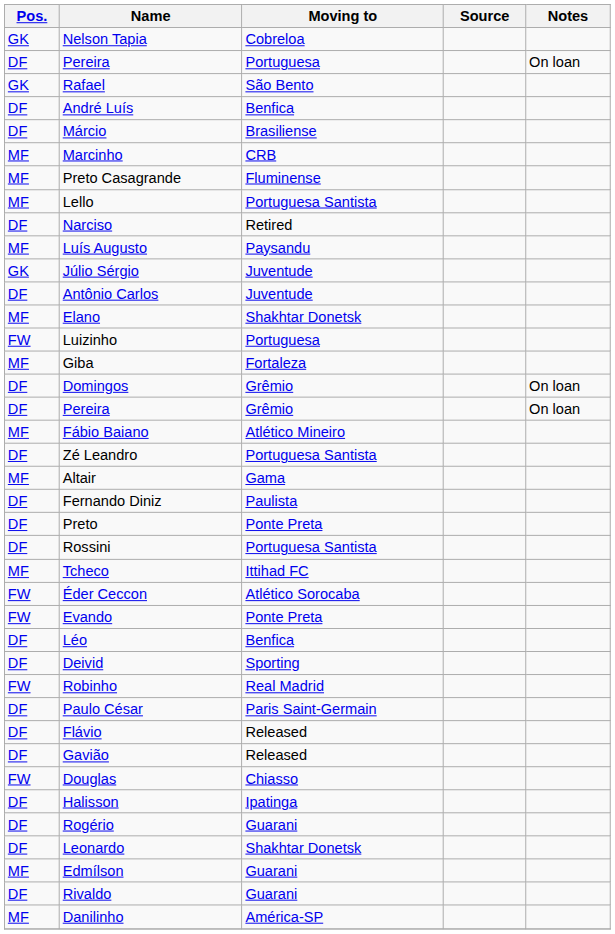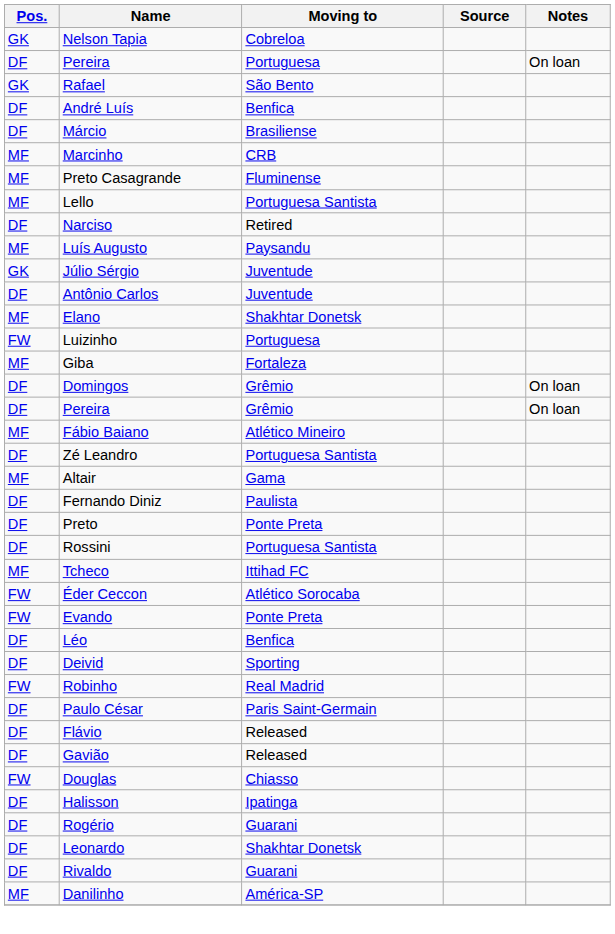- row: (93, 871)
